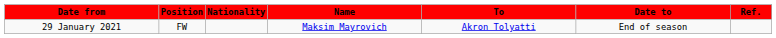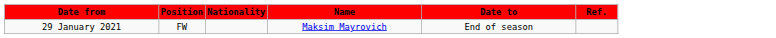- column: (499, 11)
